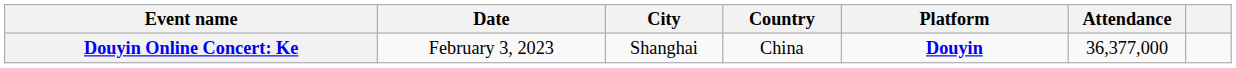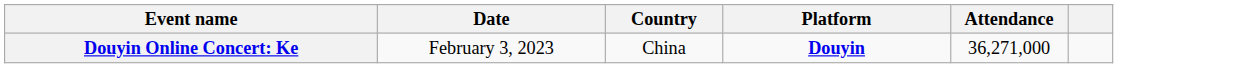- column: (664, 18)
(1127, 47) 36,377,000 -> (1009, 47) 36,271,000
